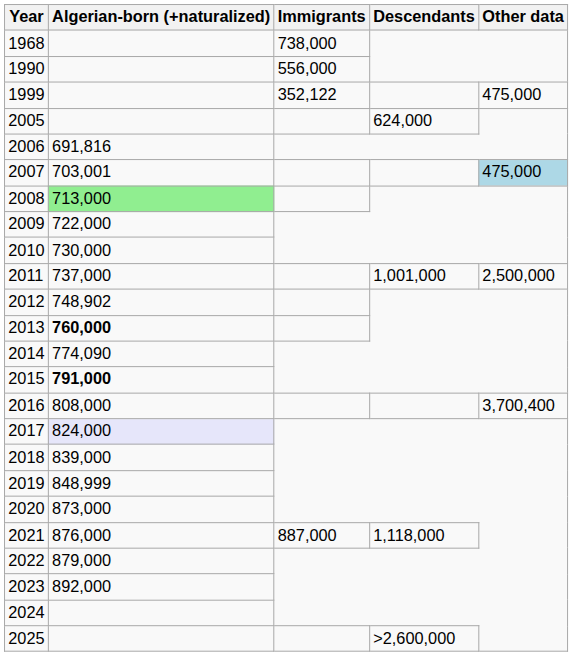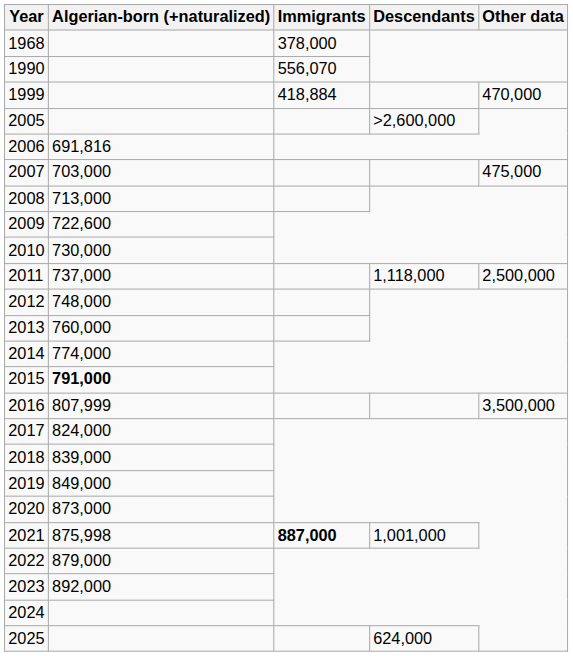(307, 43) 738,000 -> (307, 43) 378,000
(307, 69) 556,000 -> (307, 69) 556,070
(307, 95) 352,122 -> (307, 95) 418,884
(512, 95) 475,000 -> (512, 95) 470,000
(403, 120) 624,000 -> (414, 120) >2,600,000
(82, 172) 703,001 -> (82, 172) 703,000
(512, 172) lightblue background -> (512, 172) no background
(82, 198) lightgreen background -> (82, 198) no background
(82, 224) 722,000 -> (82, 224) 722,600
(409, 276) 1,001,000 -> (409, 276) 1,118,000
(82, 302) 748,902 -> (82, 302) 748,000
(82, 328) bold -> (82, 328) normal
(82, 353) 774,090 -> (82, 353) 774,000
(82, 405) 808,000 -> (82, 405) 807,999
(519, 405) 3,700,400 -> (519, 405) 3,500,000
(82, 431) lavender background -> (82, 431) no background
(82, 483) 848,999 -> (82, 483) 849,000
(82, 535) 876,000 -> (82, 535) 875,998
(307, 535) normal -> (307, 535) bold
(409, 535) 1,118,000 -> (409, 535) 1,001,000
(414, 638) >2,600,000 -> (403, 638) 624,000
